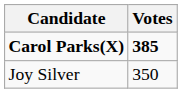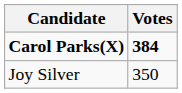(145, 46) 385 -> (145, 46) 384
